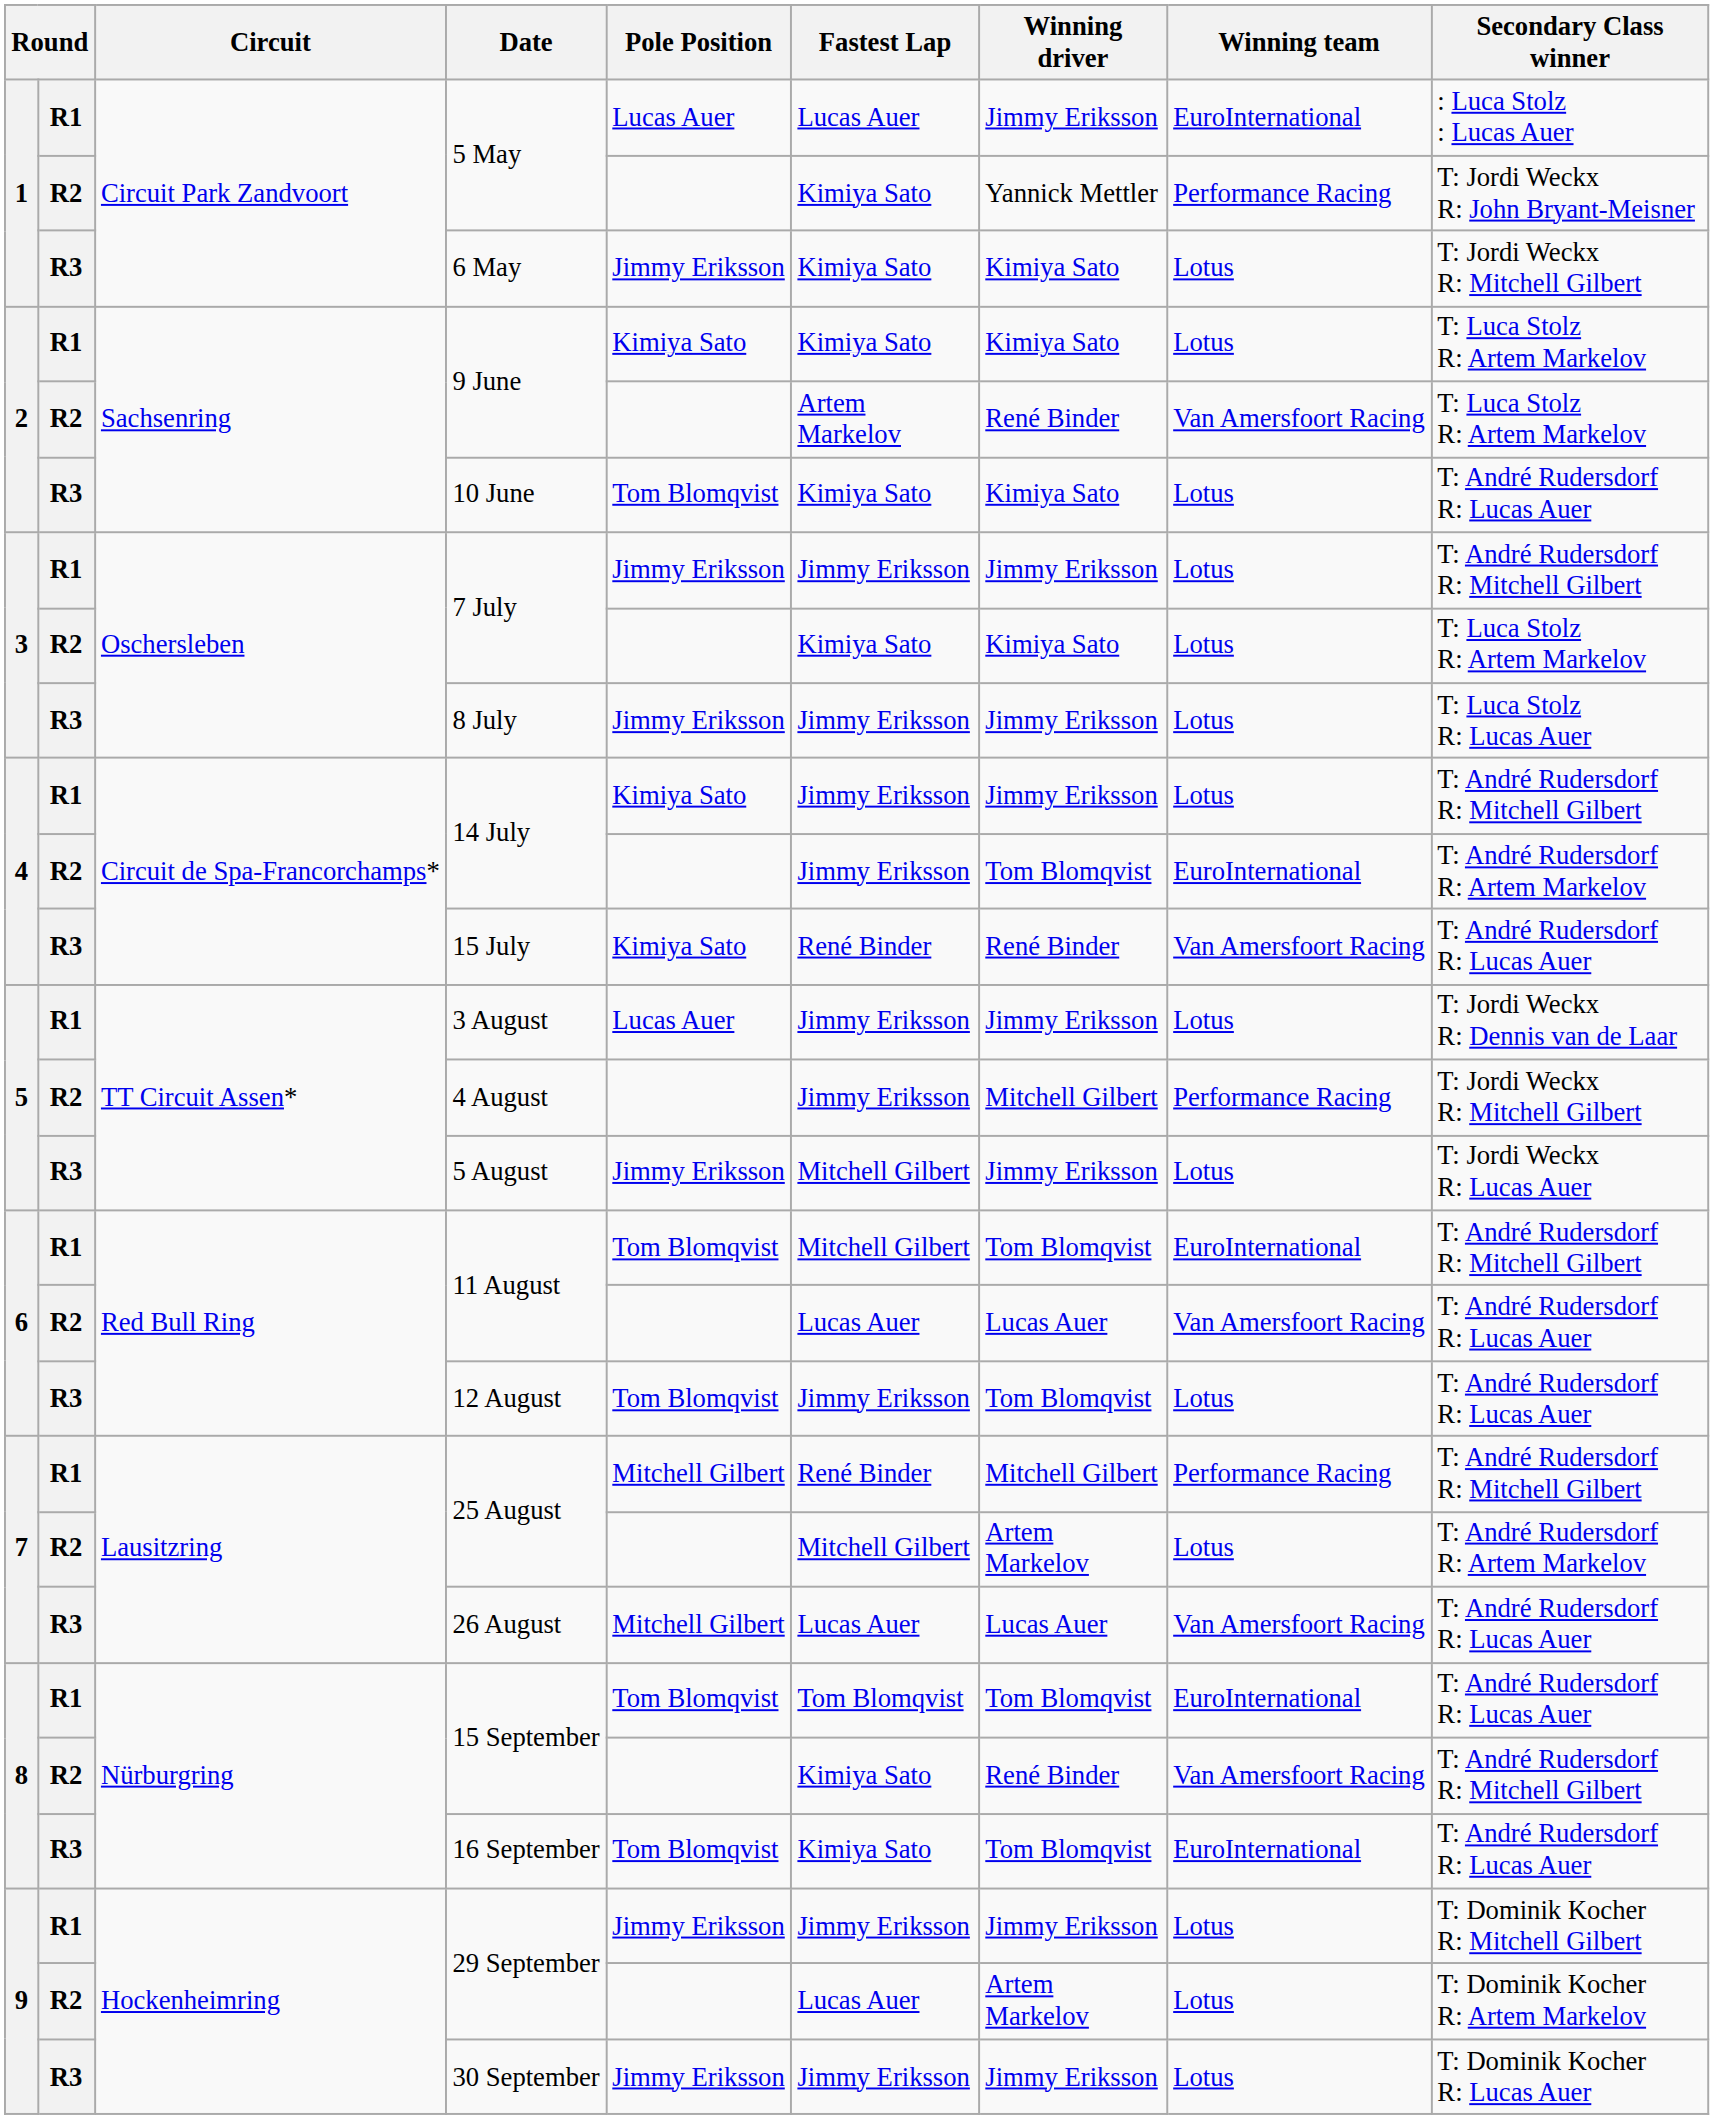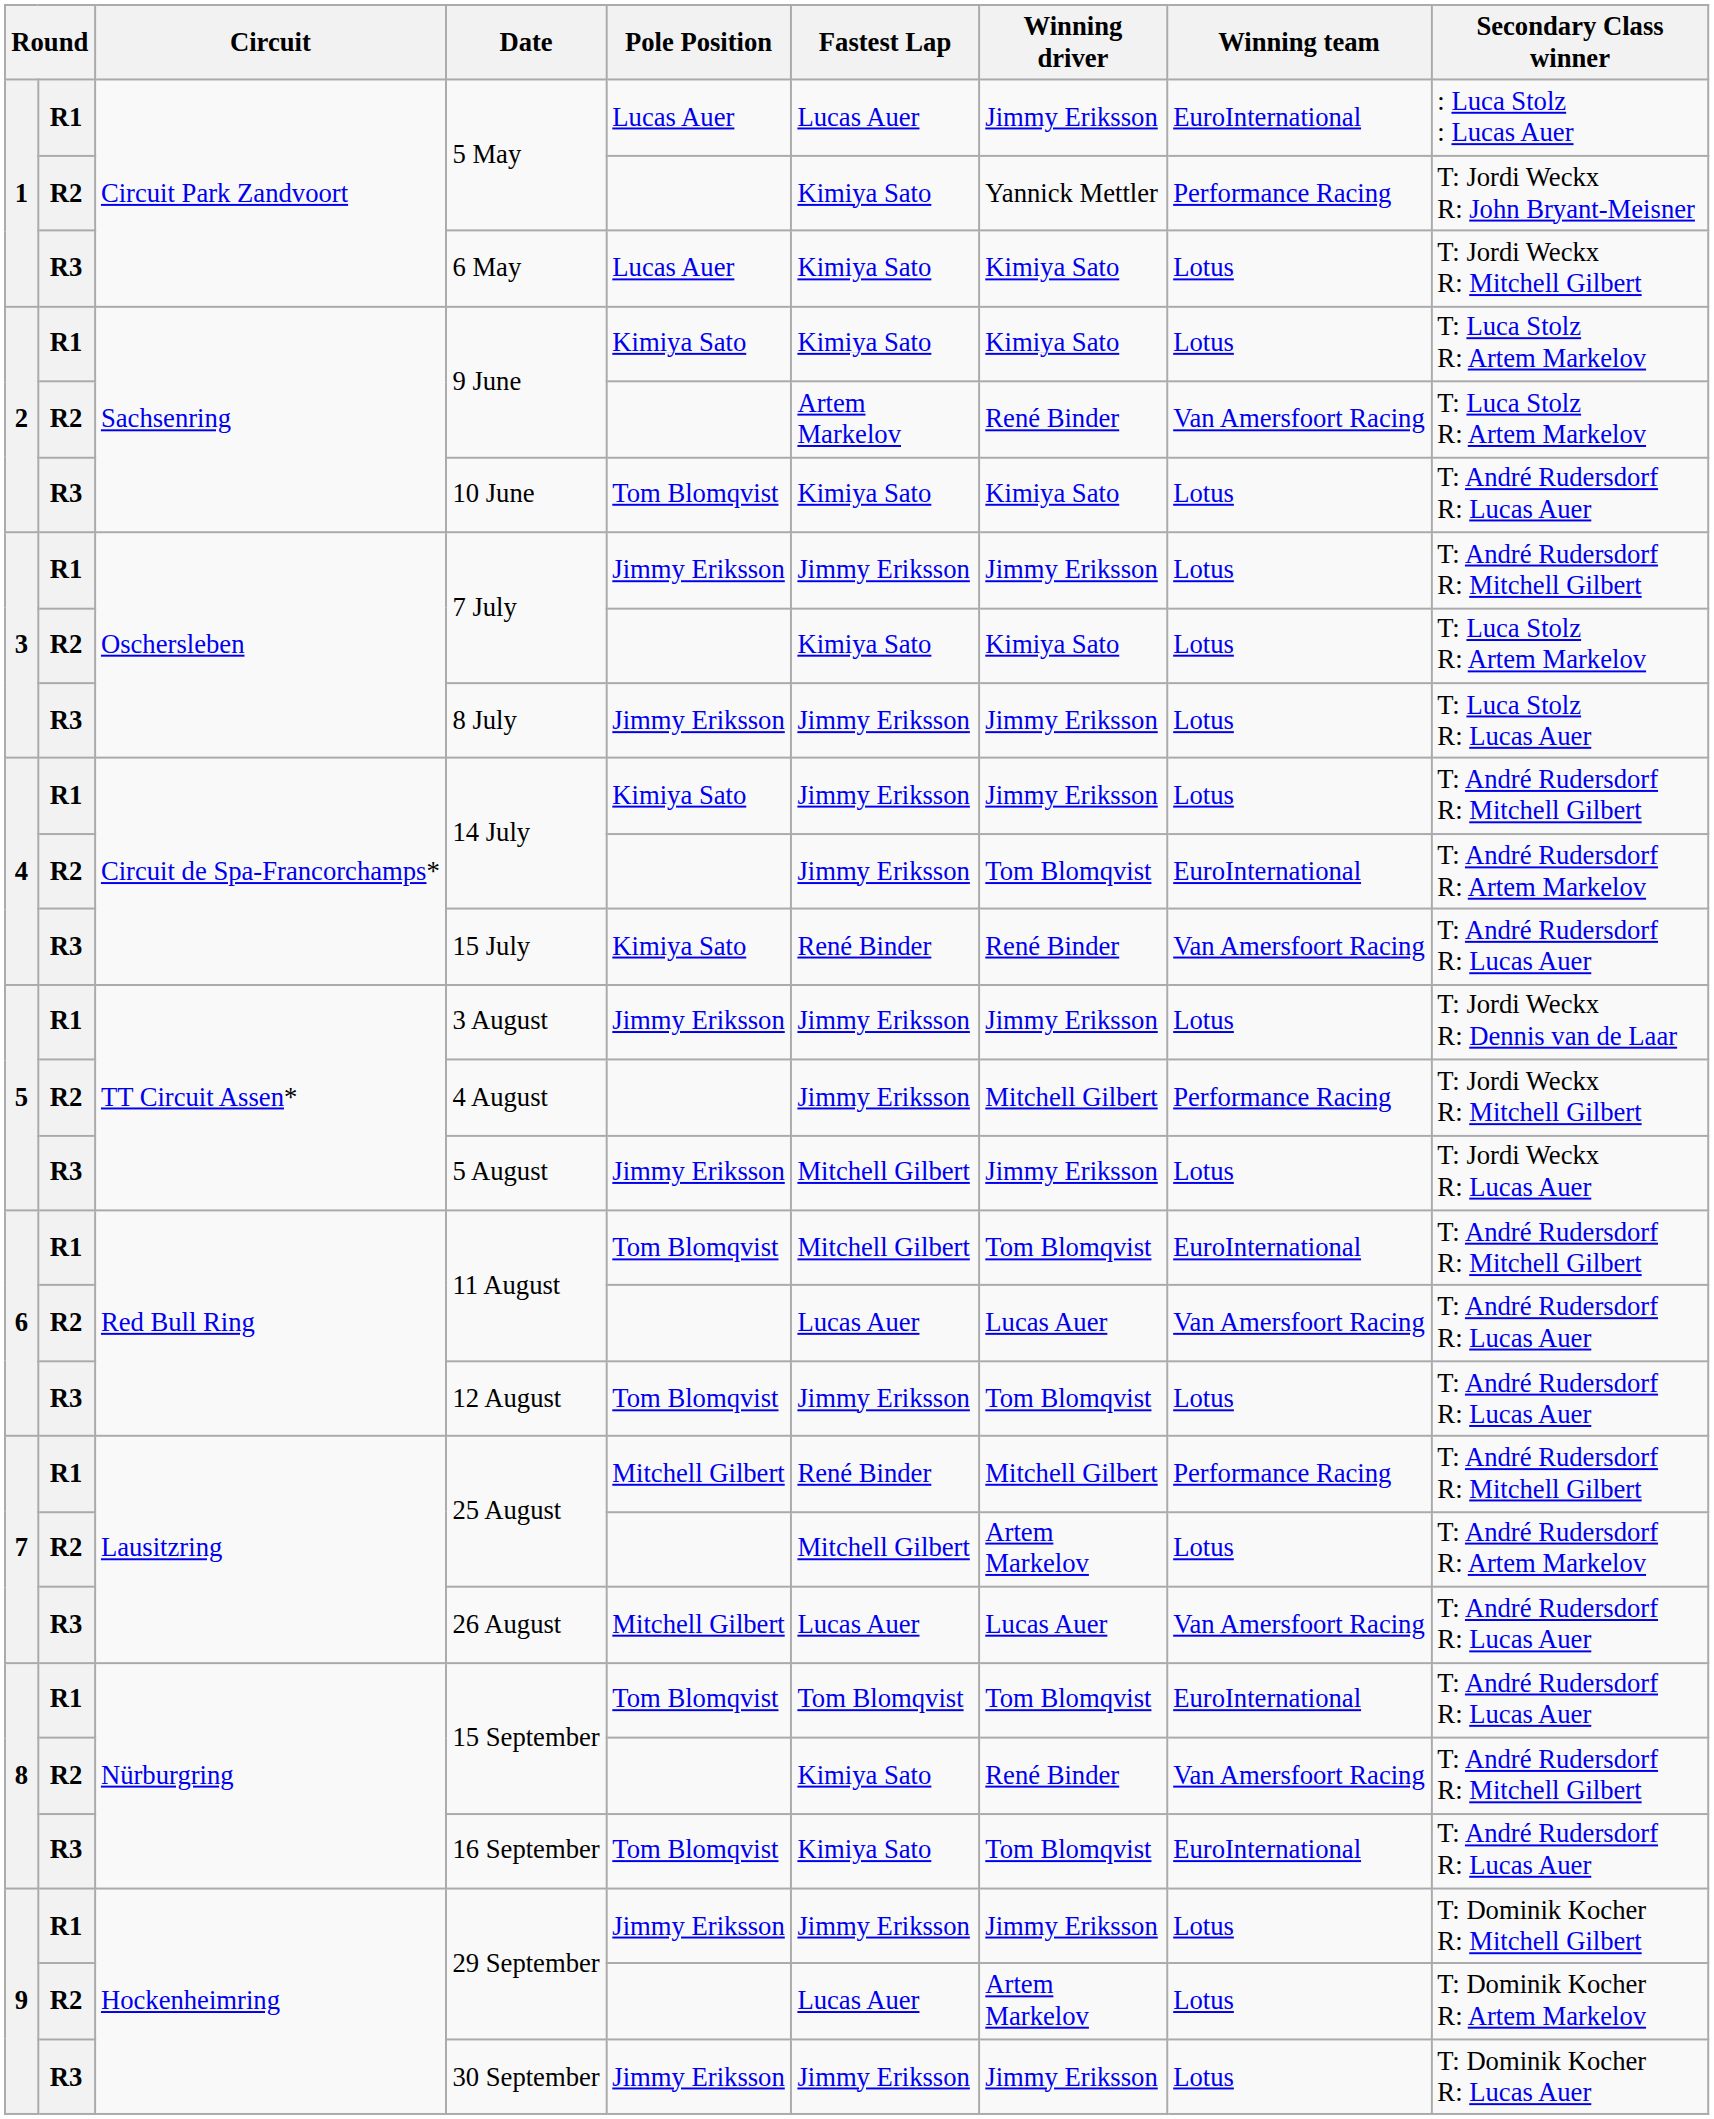(699, 267) Jimmy Eriksson -> (673, 267) Lucas Auer
(673, 1021) Lucas Auer -> (699, 1021) Jimmy Eriksson
